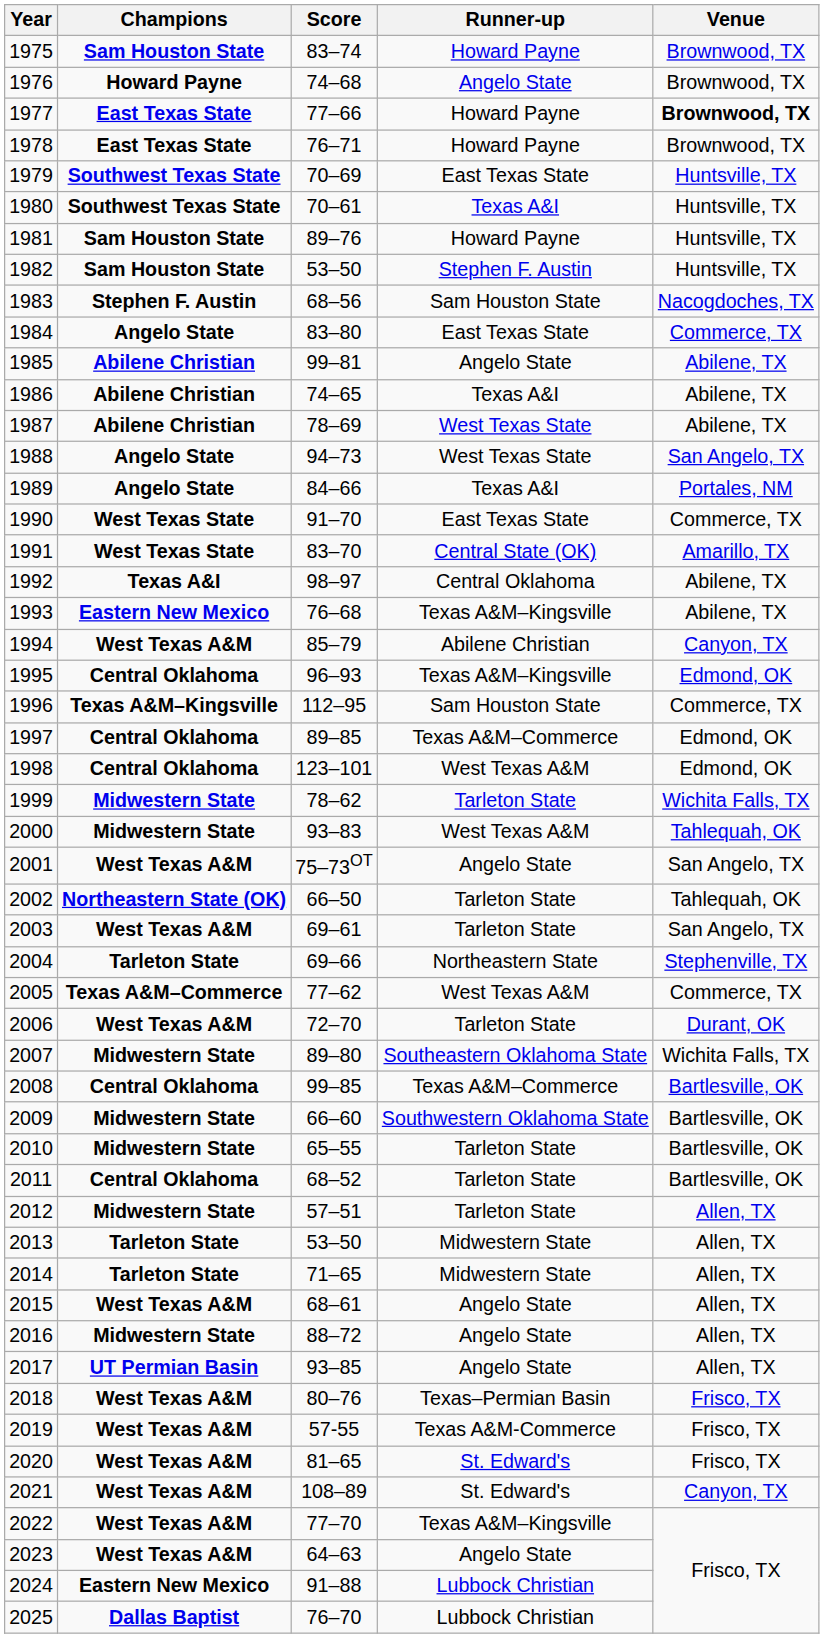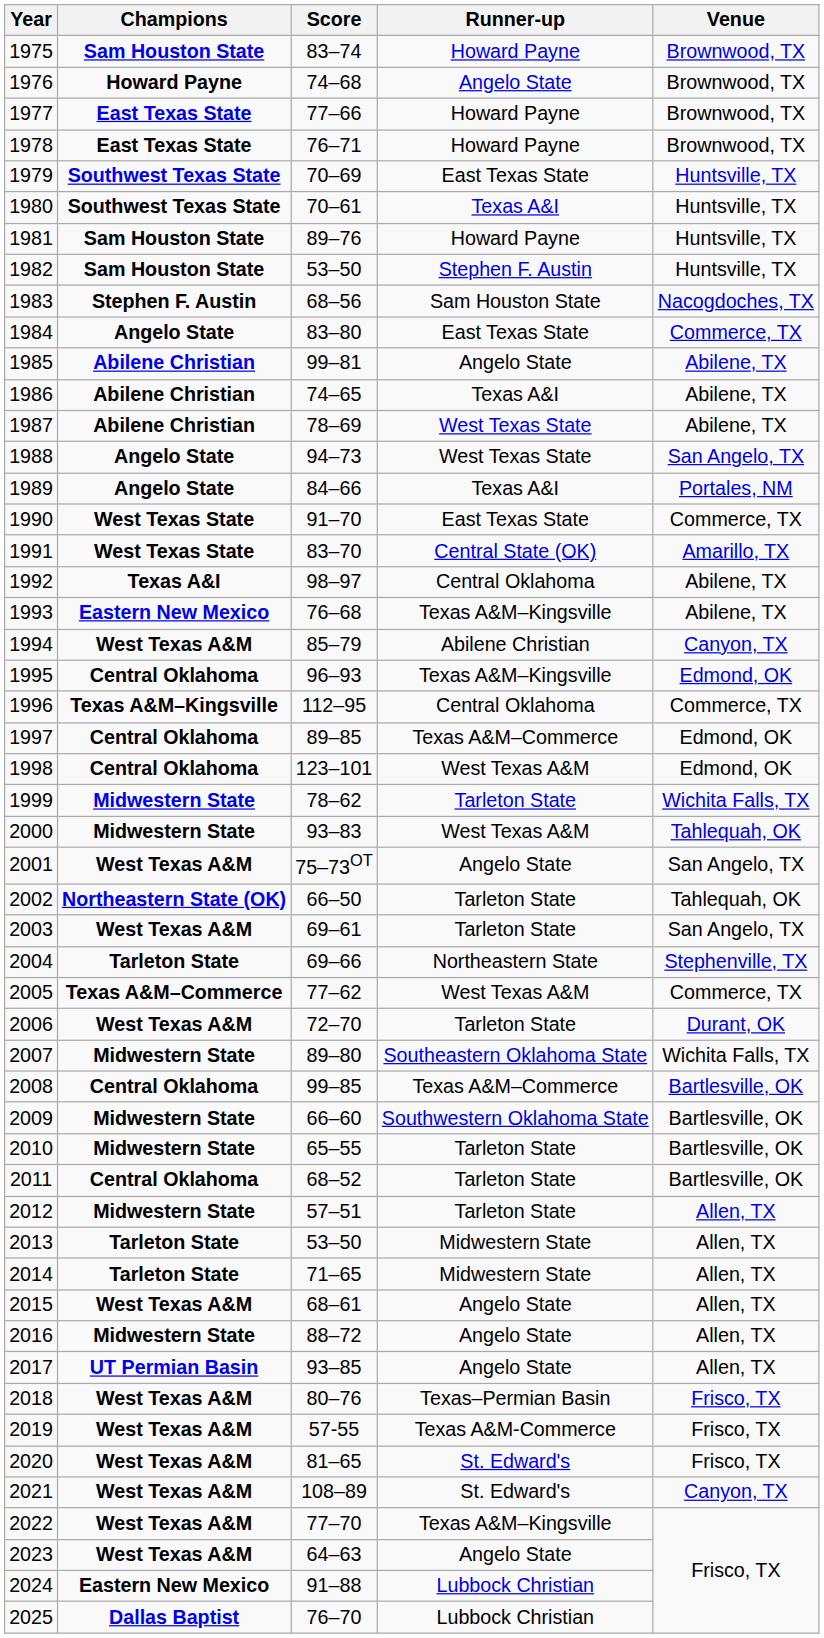(736, 113) bold -> (736, 113) normal
(515, 706) Sam Houston State -> (515, 706) Central Oklahoma
